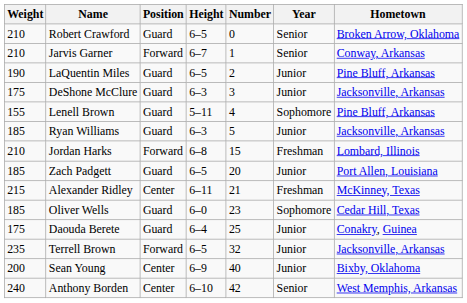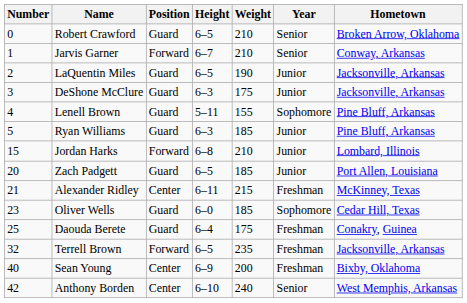columns swapped: (250, 14) <-> (25, 14)
(386, 73) Pine Bluff, Arkansas -> (391, 73) Jacksonville, Arkansas
(391, 131) Jacksonville, Arkansas -> (386, 131) Pine Bluff, Arkansas
(300, 151) Freshman -> (291, 151) Junior
(291, 229) Junior -> (300, 229) Freshman
(291, 249) Junior -> (300, 249) Freshman
(291, 268) Junior -> (300, 268) Freshman
